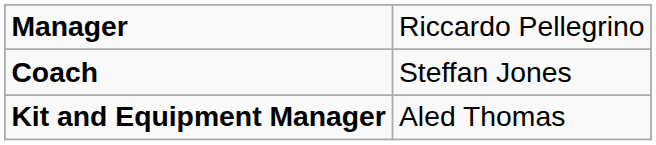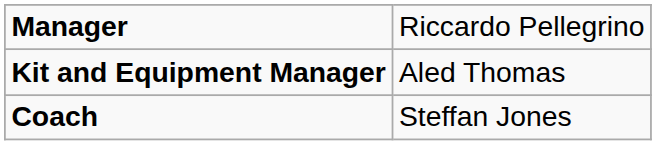rows swapped: (55, 71) <-> (199, 116)
